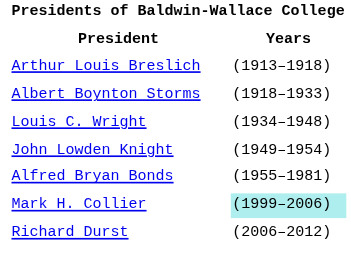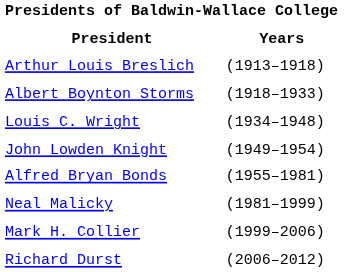+ row: (59, 204)
(282, 204) paleturquoise background -> (275, 232) no background
